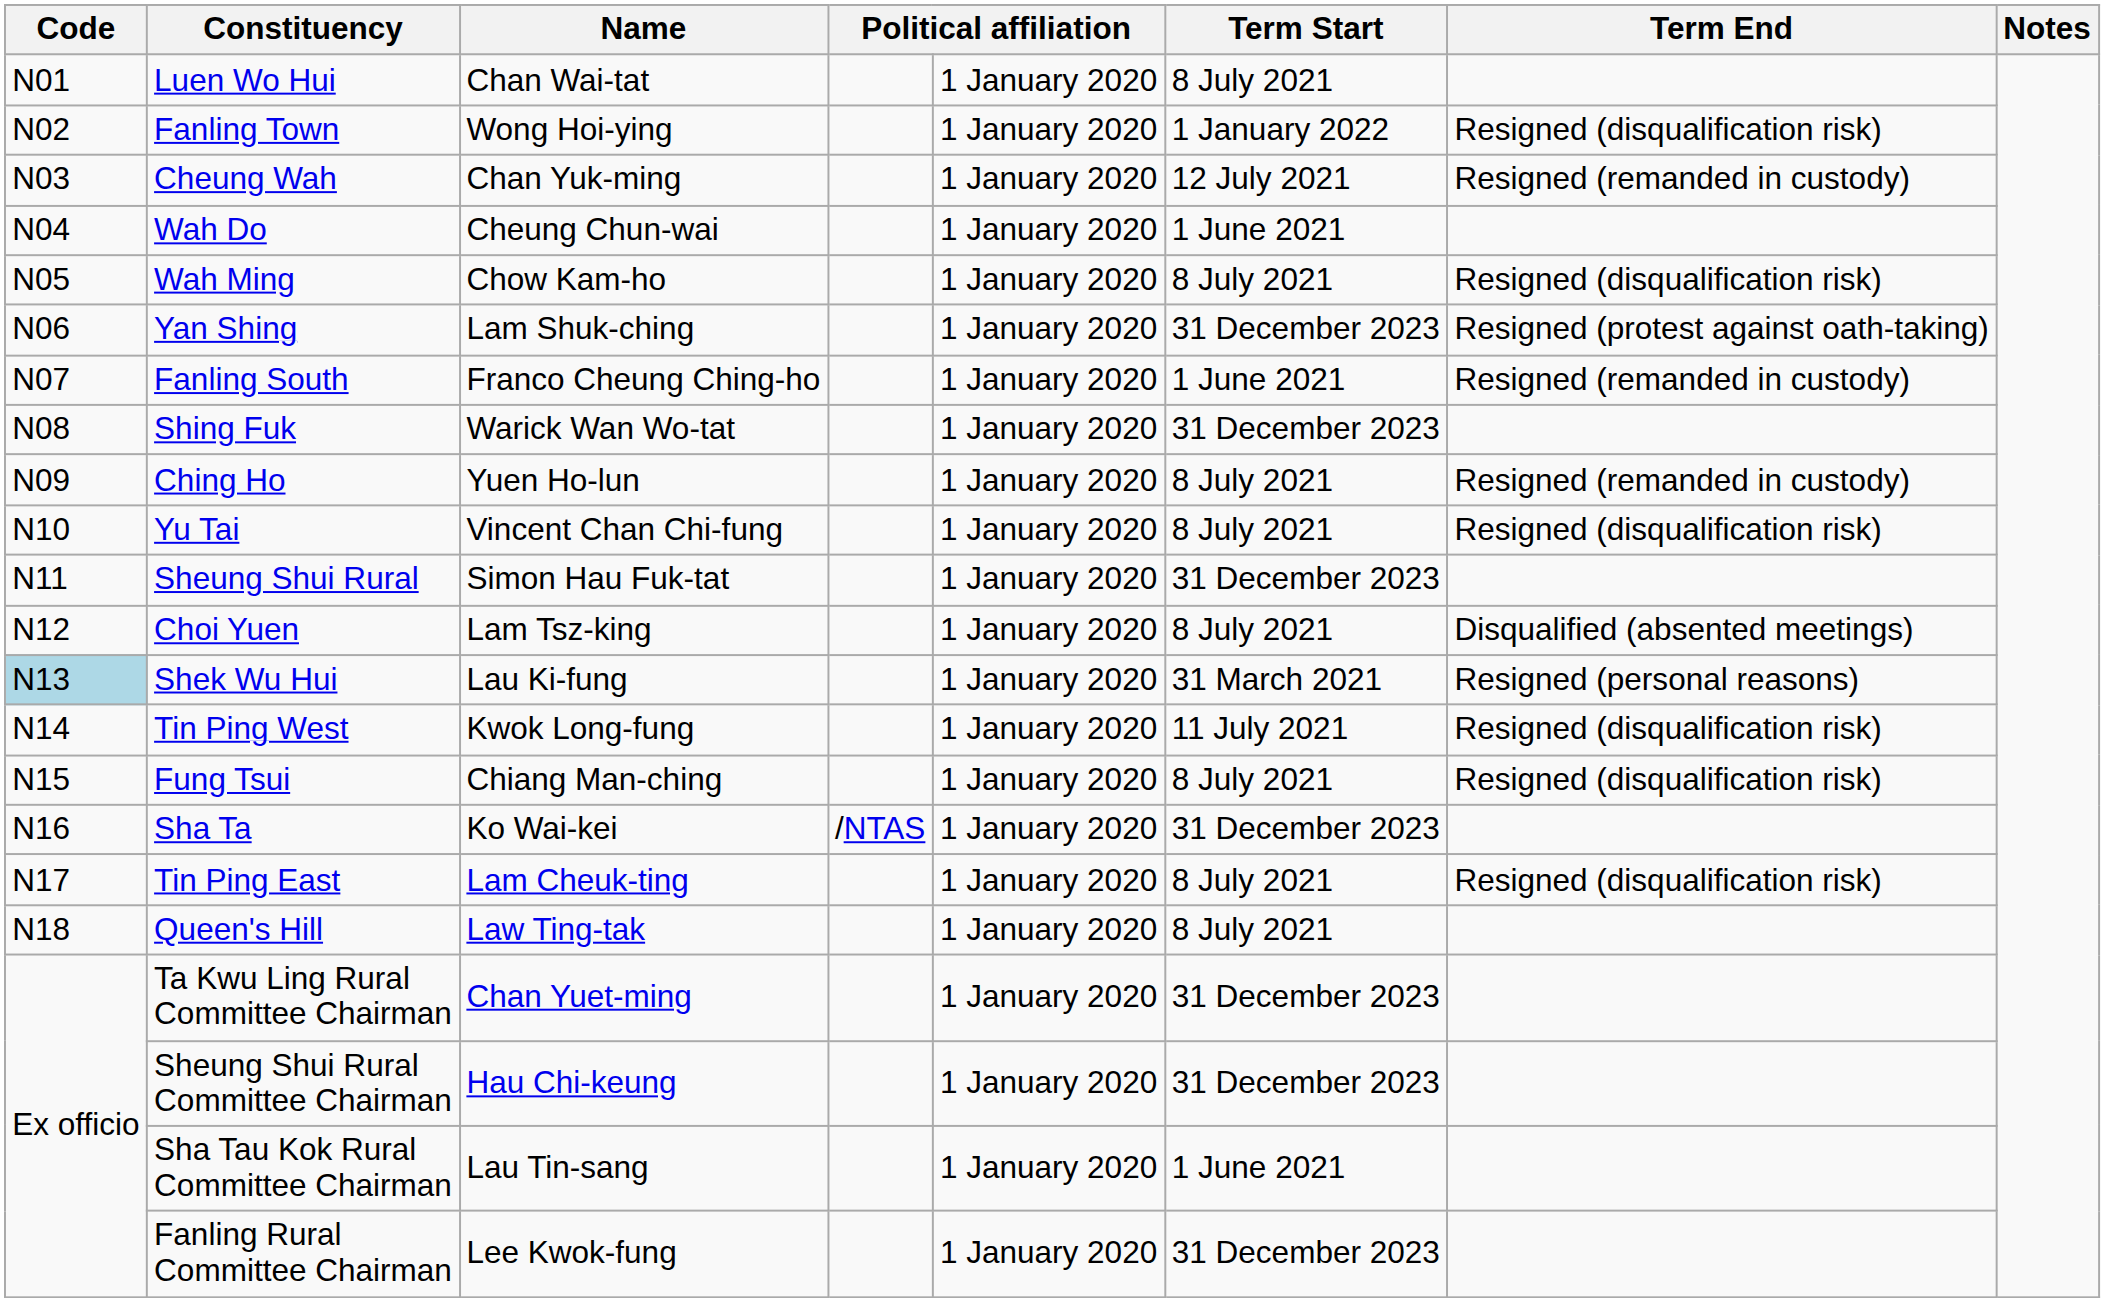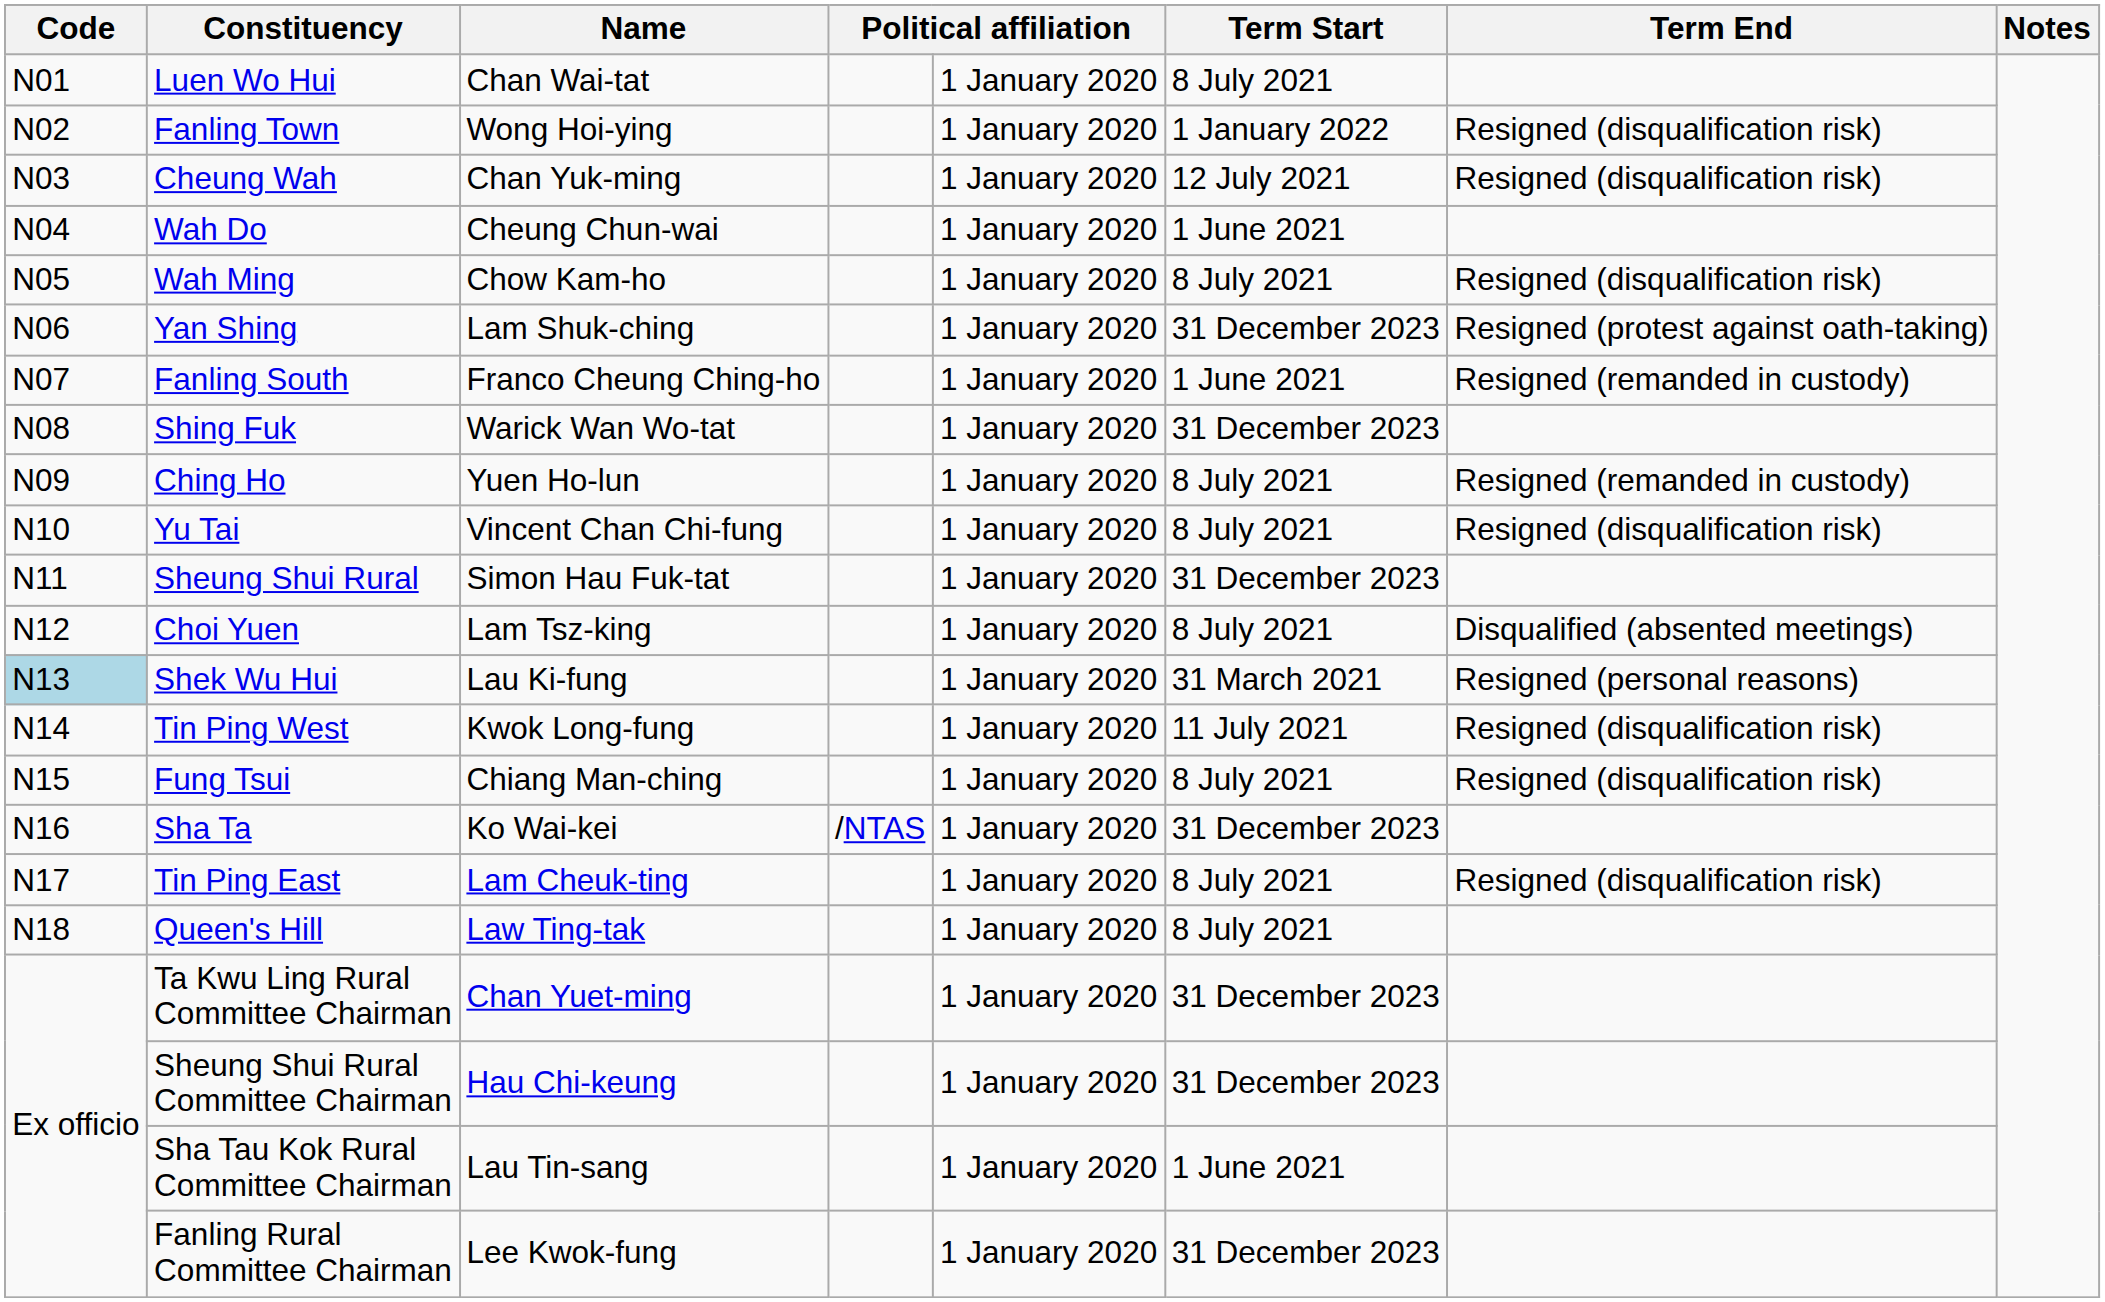(1682, 179) Resigned (remanded in custody) -> (1668, 179) Resigned (disqualification risk)
